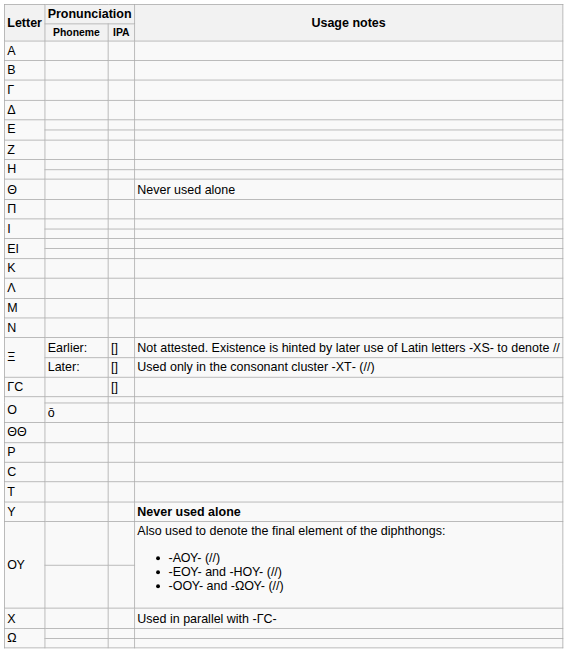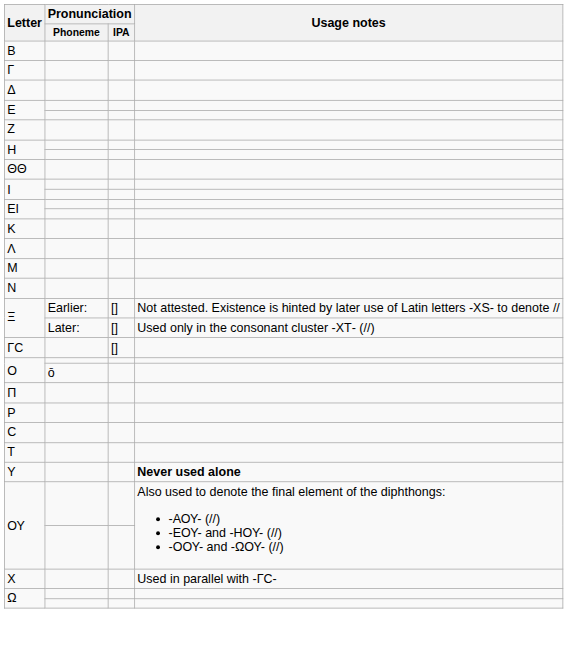- row: (11, 50)
- row: (12, 189)
rows swapped: (17, 432) <-> (12, 209)
